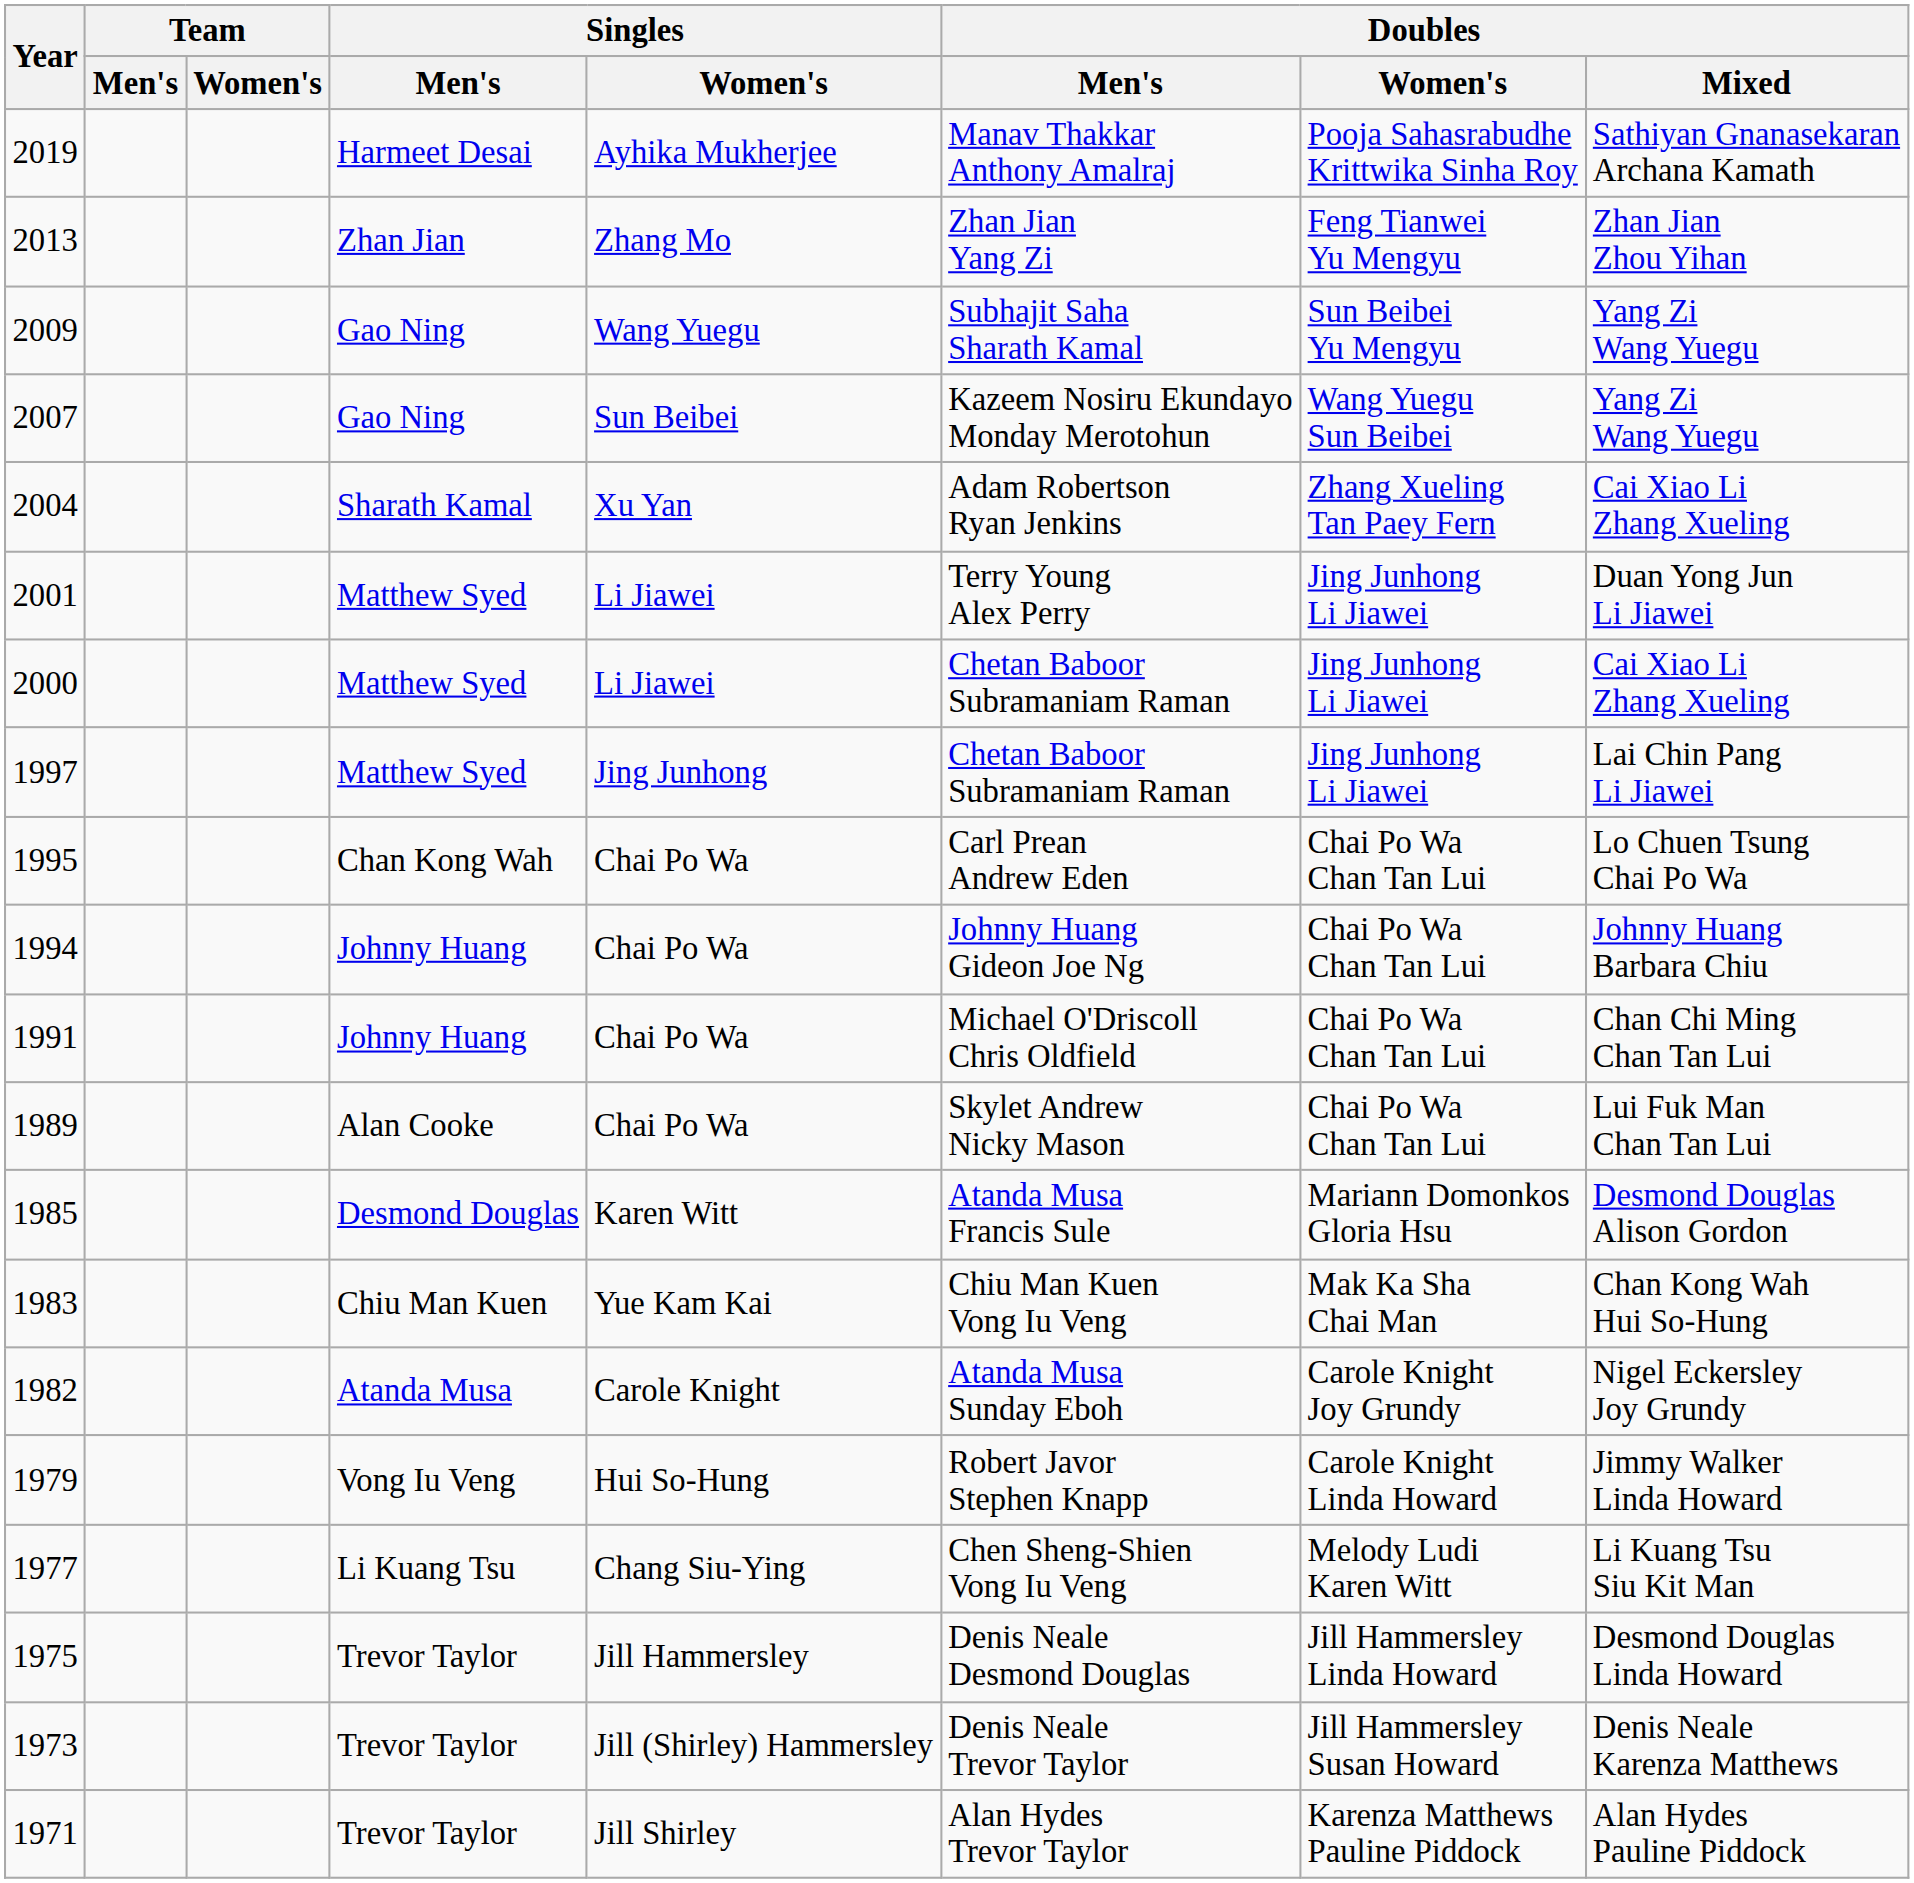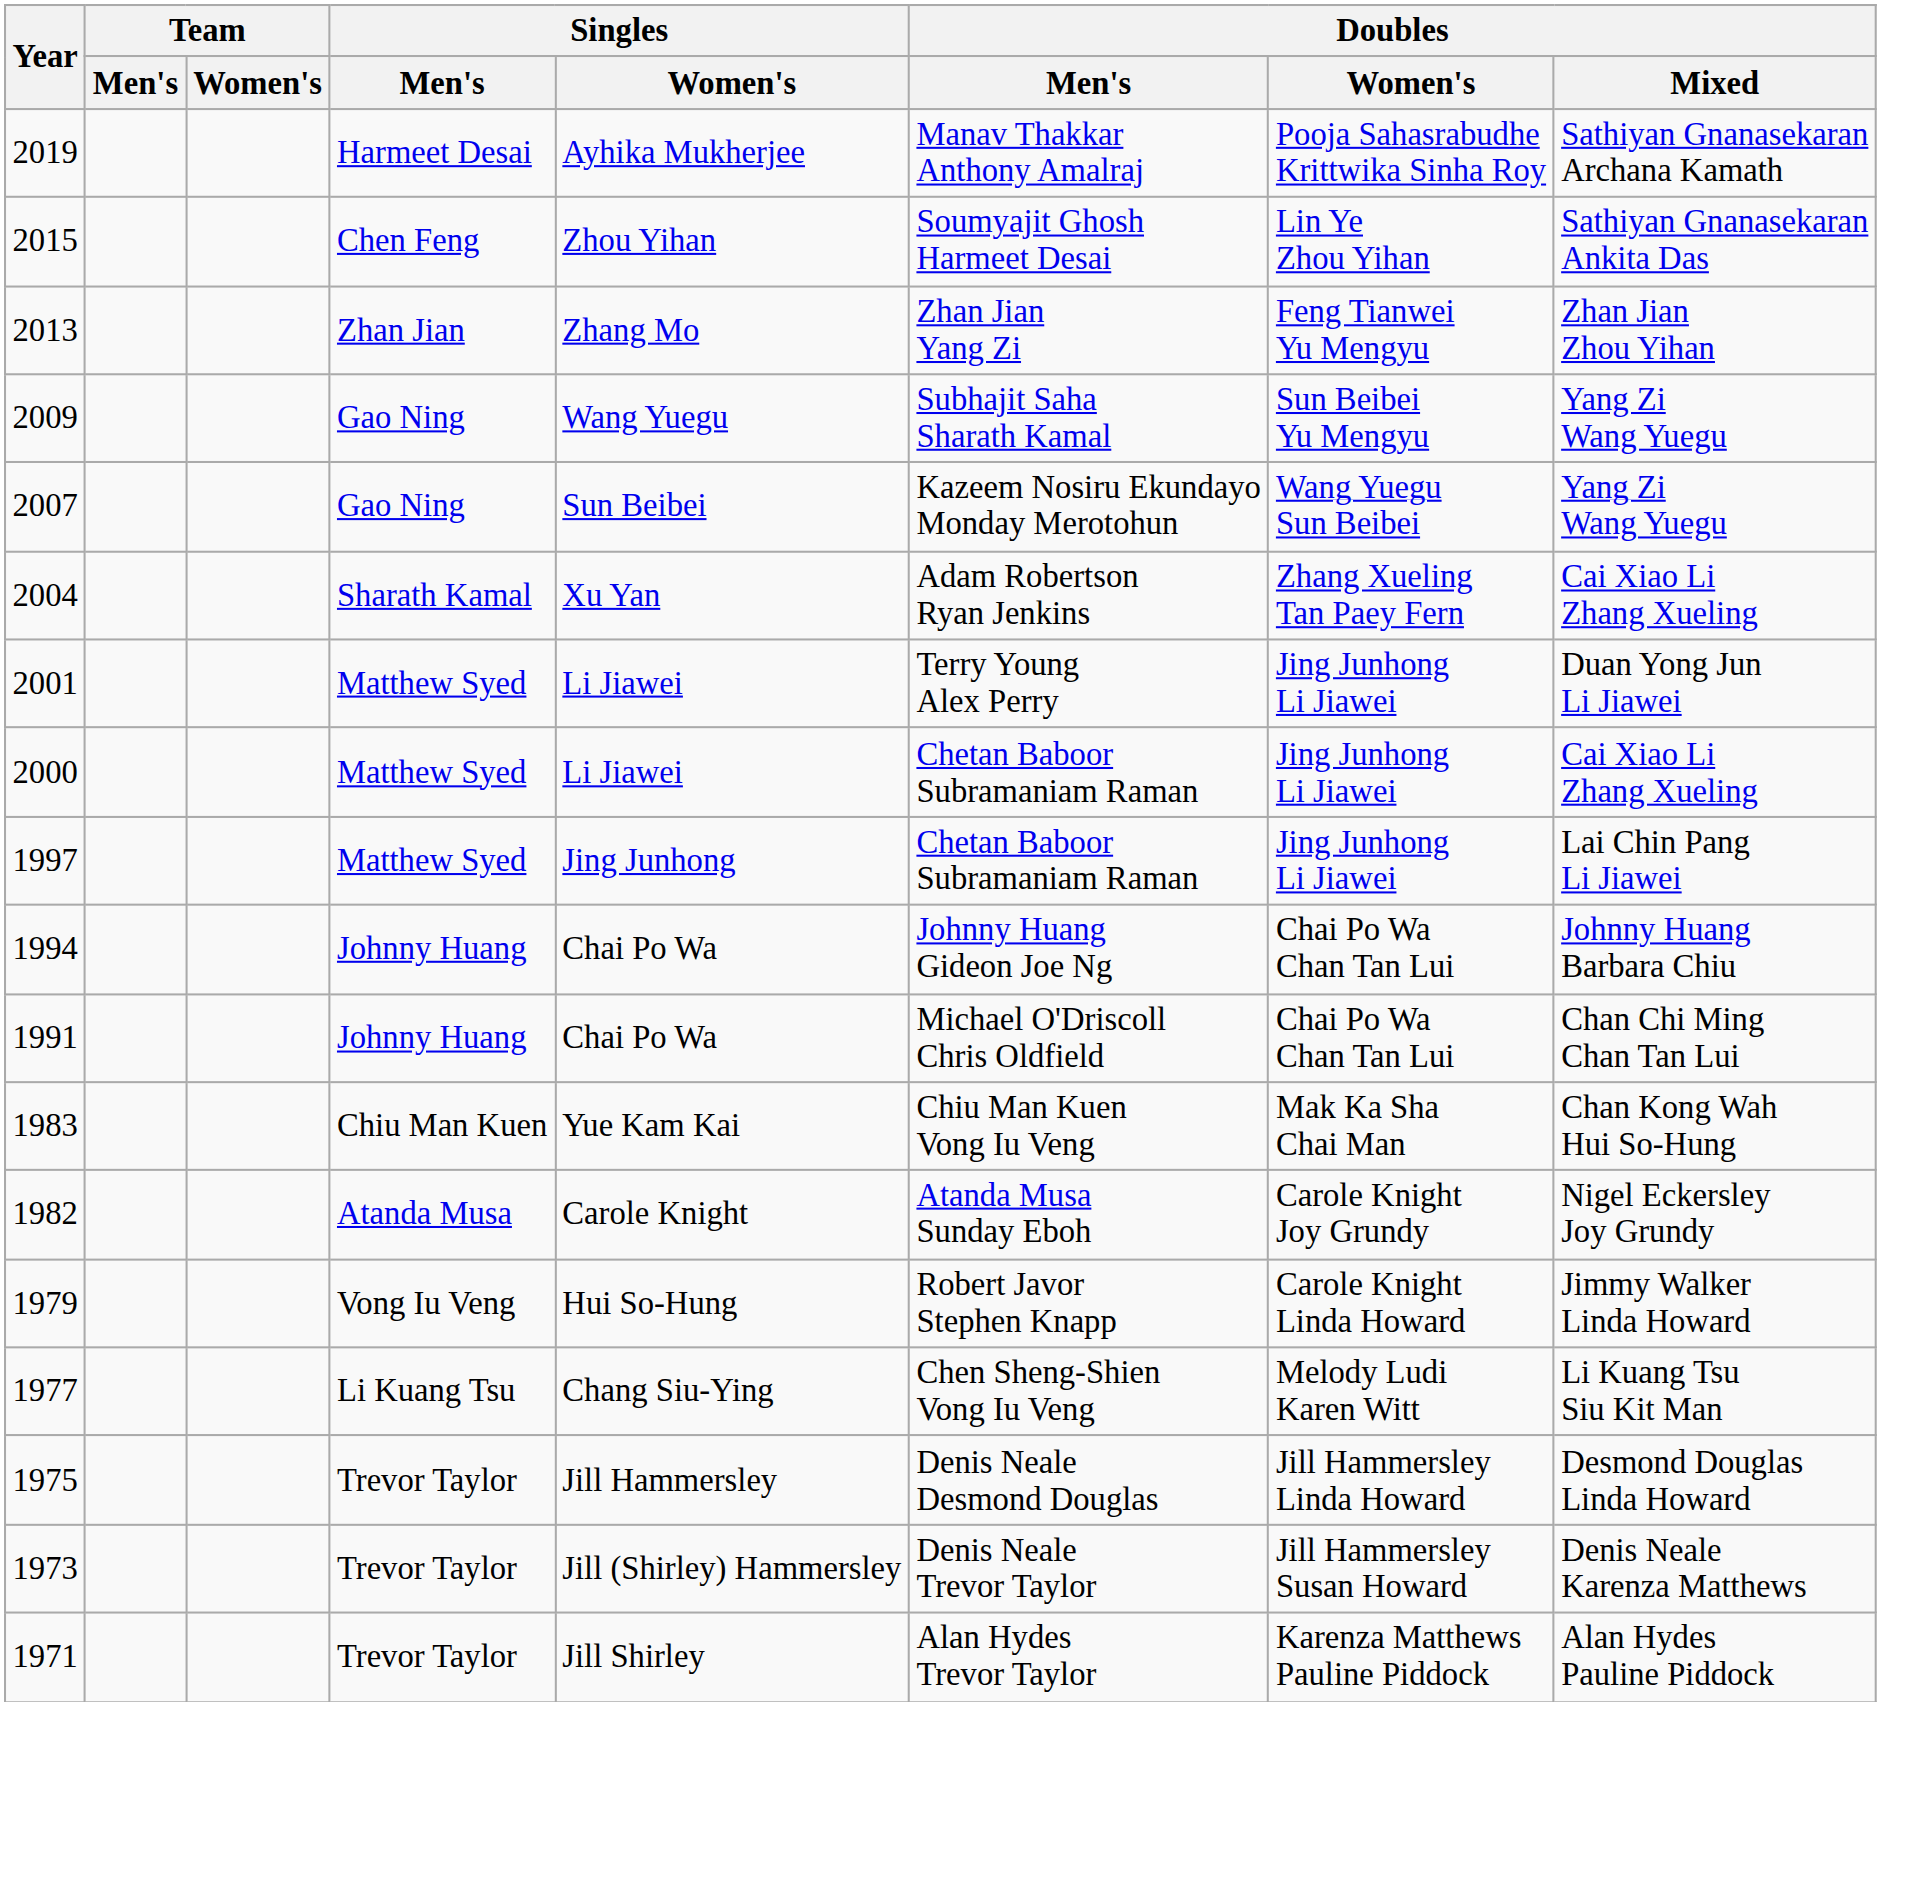+ row: (45, 240)
- row: (45, 860)
- row: (45, 1125)
- row: (45, 1214)
